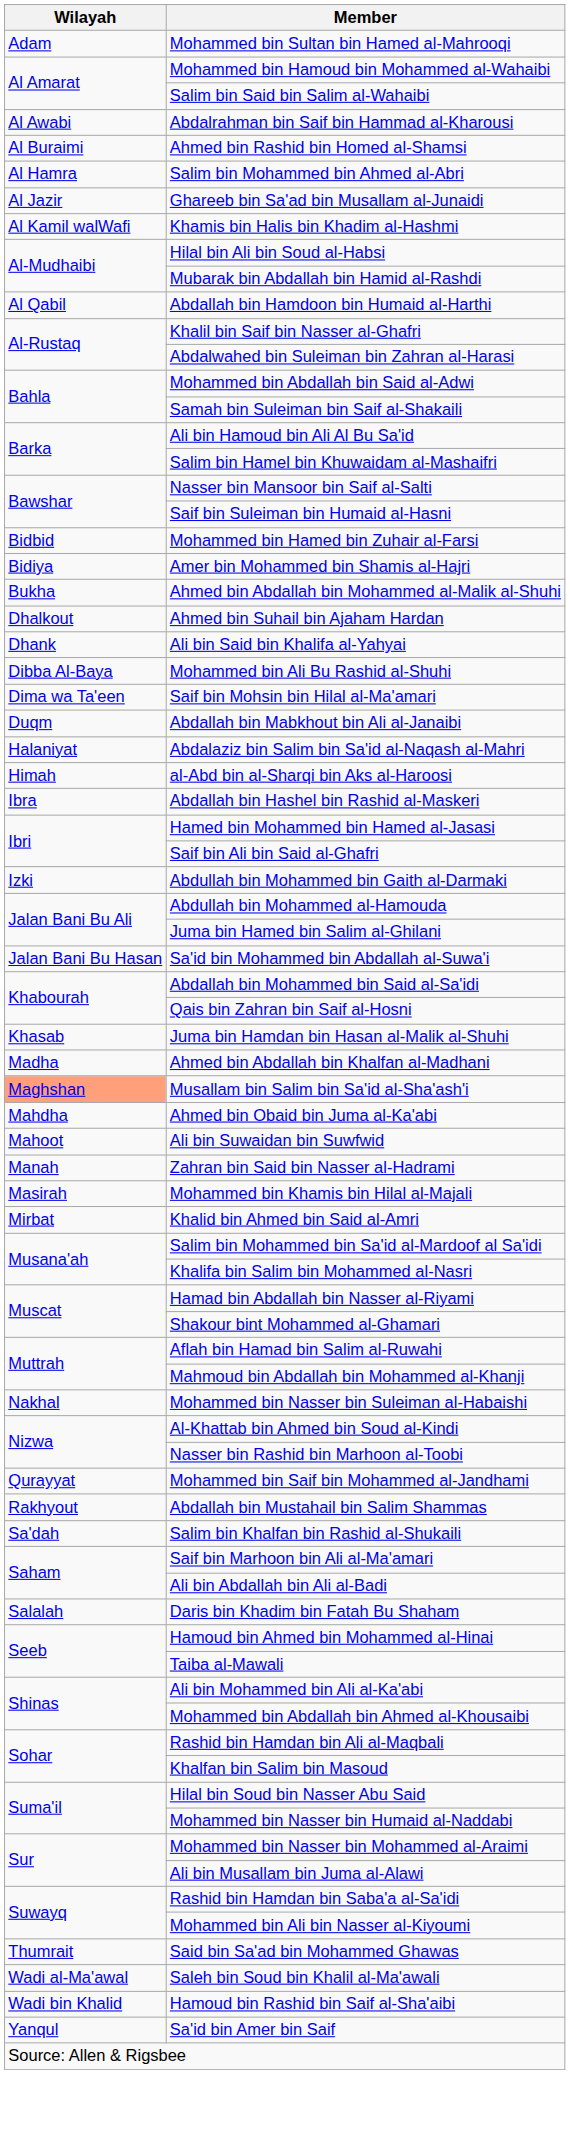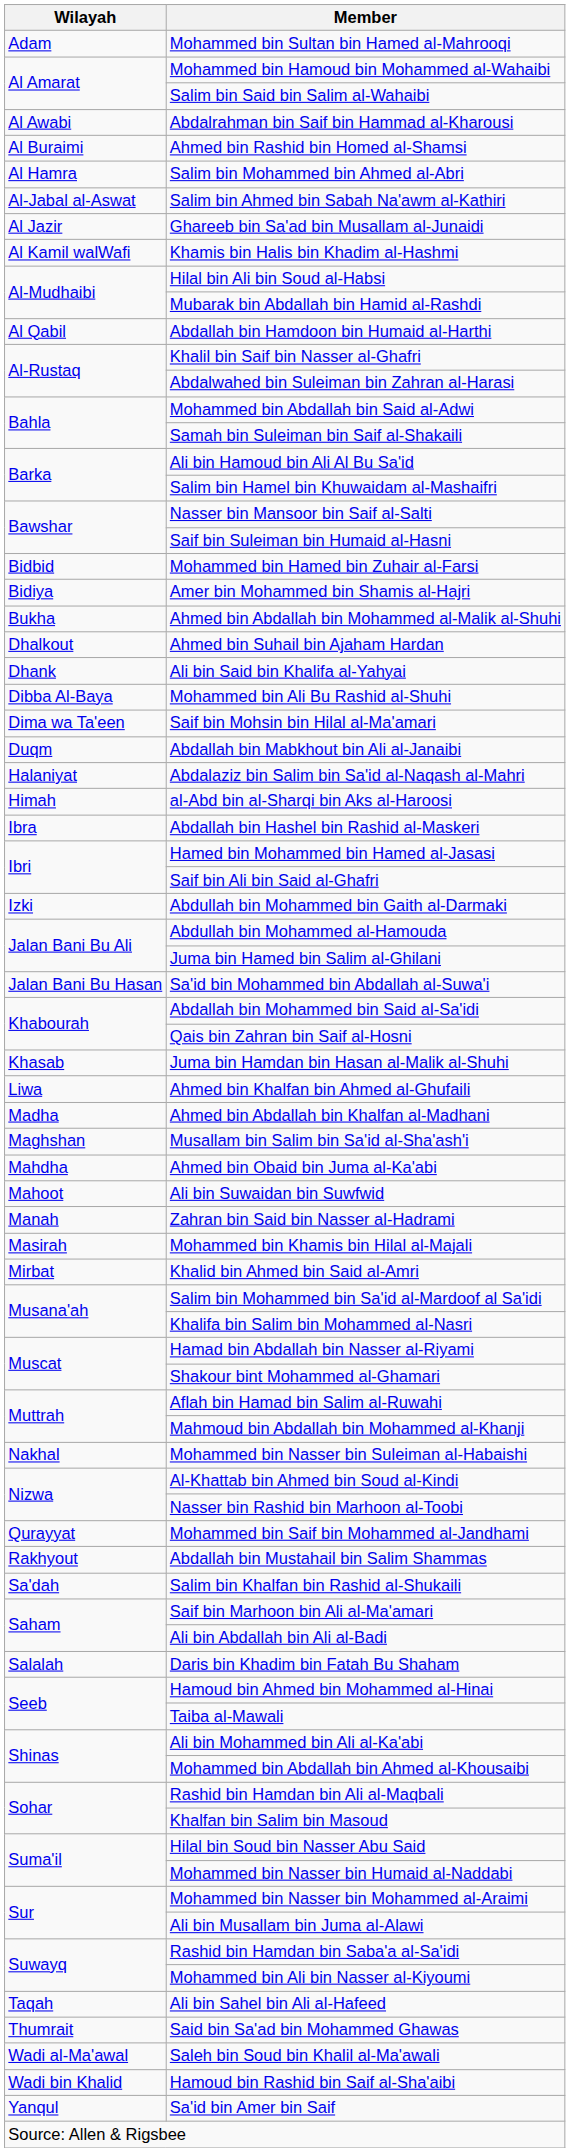+ row: (338, 200)
+ row: (320, 1089)
(47, 1089) lightsalmon background -> (47, 1141) no background
+ row: (278, 2003)
